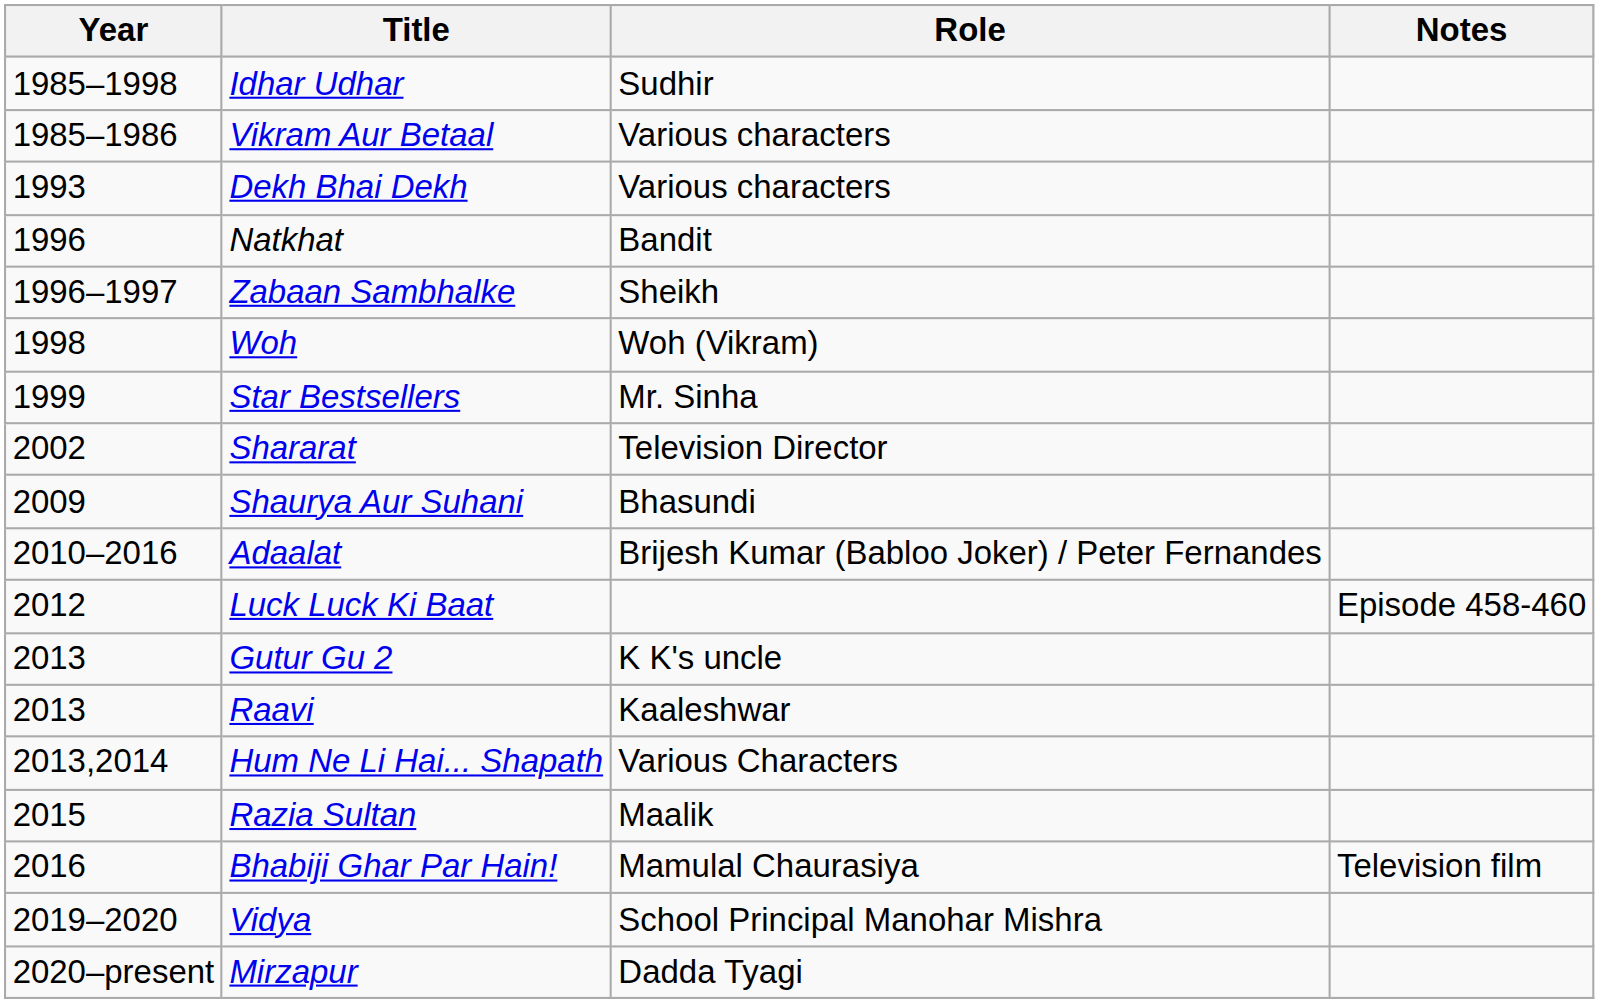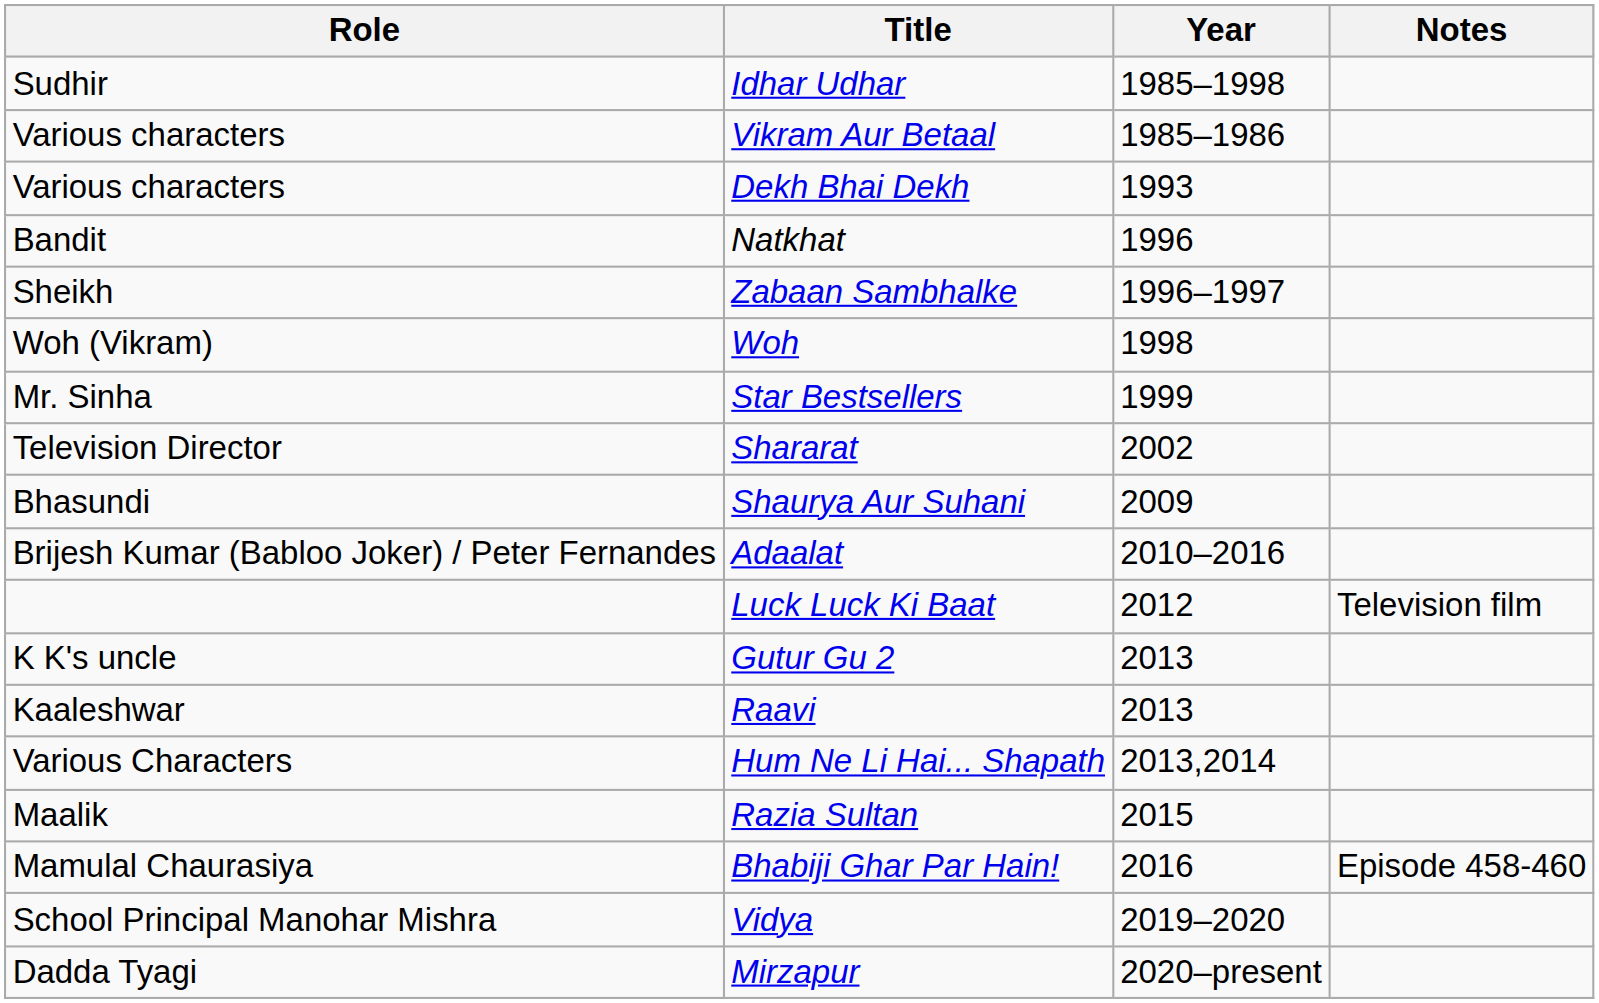columns swapped: (113, 30) <-> (970, 30)
(1462, 605) Episode 458-460 -> (1440, 605) Television film
(1440, 866) Television film -> (1462, 866) Episode 458-460
